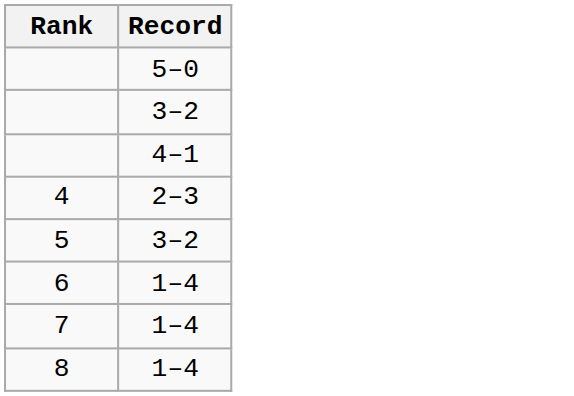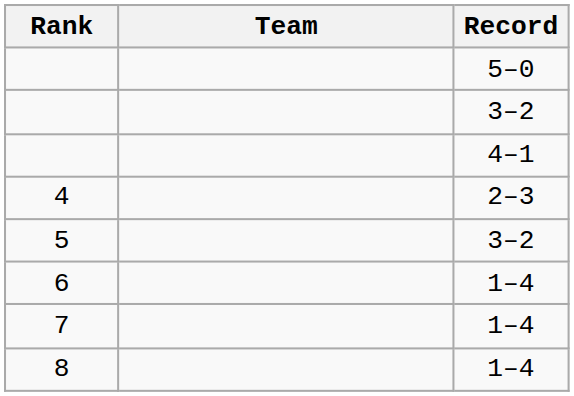+ column: (286, 26)
